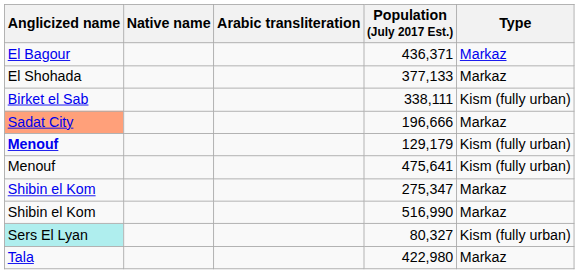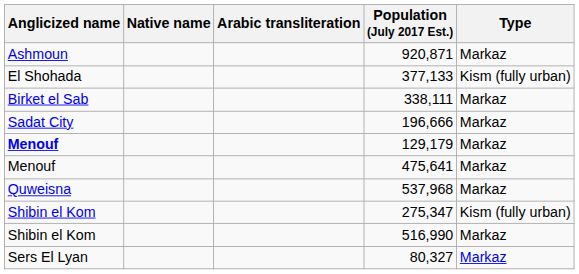- row: (428, 54)
+ row: (428, 54)
(483, 76) Markaz -> (515, 76) Kism (fully urban)
(515, 99) Kism (fully urban) -> (483, 99) Markaz
(41, 122) lightsalmon background -> (41, 122) no background
(515, 144) Kism (fully urban) -> (483, 144) Markaz
(515, 167) Kism (fully urban) -> (483, 167) Markaz
+ row: (428, 189)
(483, 189) Markaz -> (515, 212) Kism (fully urban)
(48, 235) paleturquoise background -> (48, 257) no background
(515, 235) Kism (fully urban) -> (483, 257) Markaz
- row: (428, 257)
